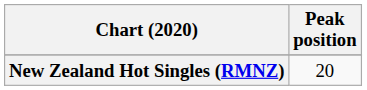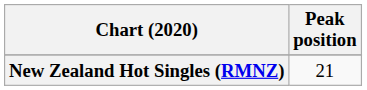(325, 70) 20 -> (325, 70) 21
